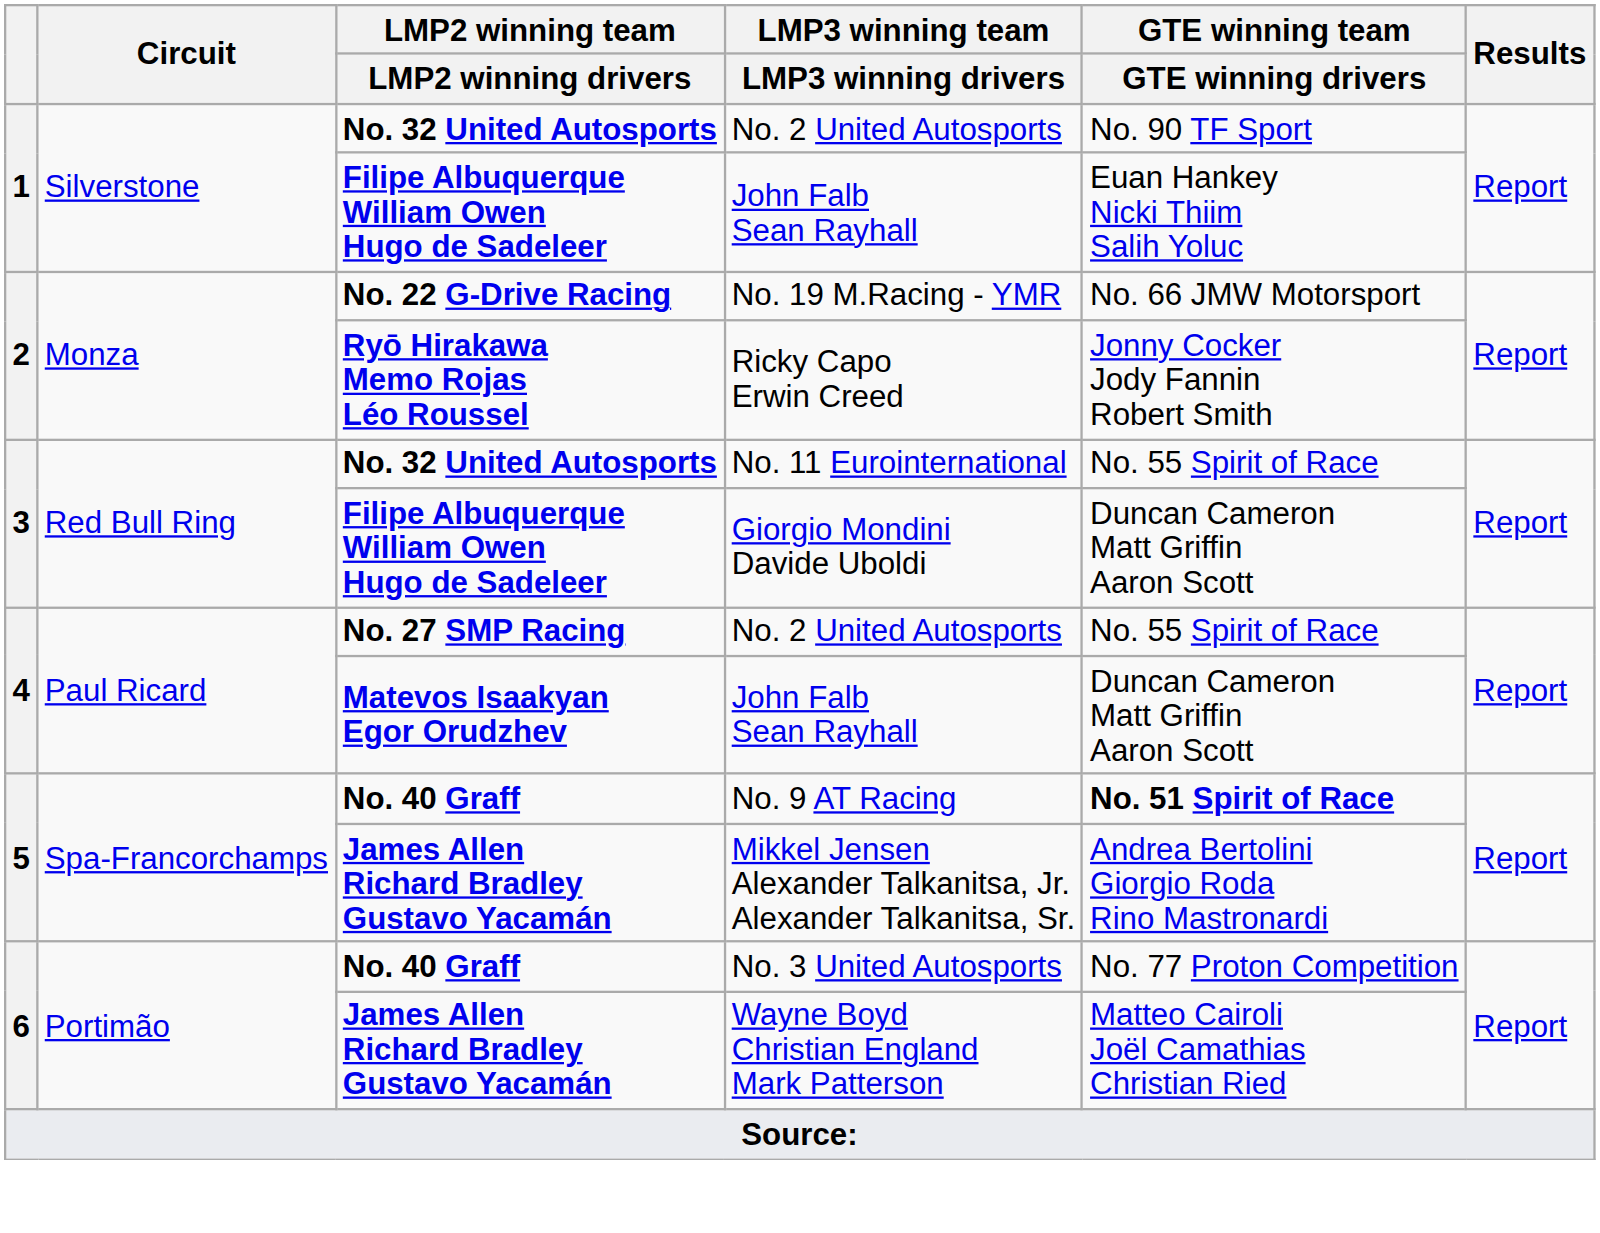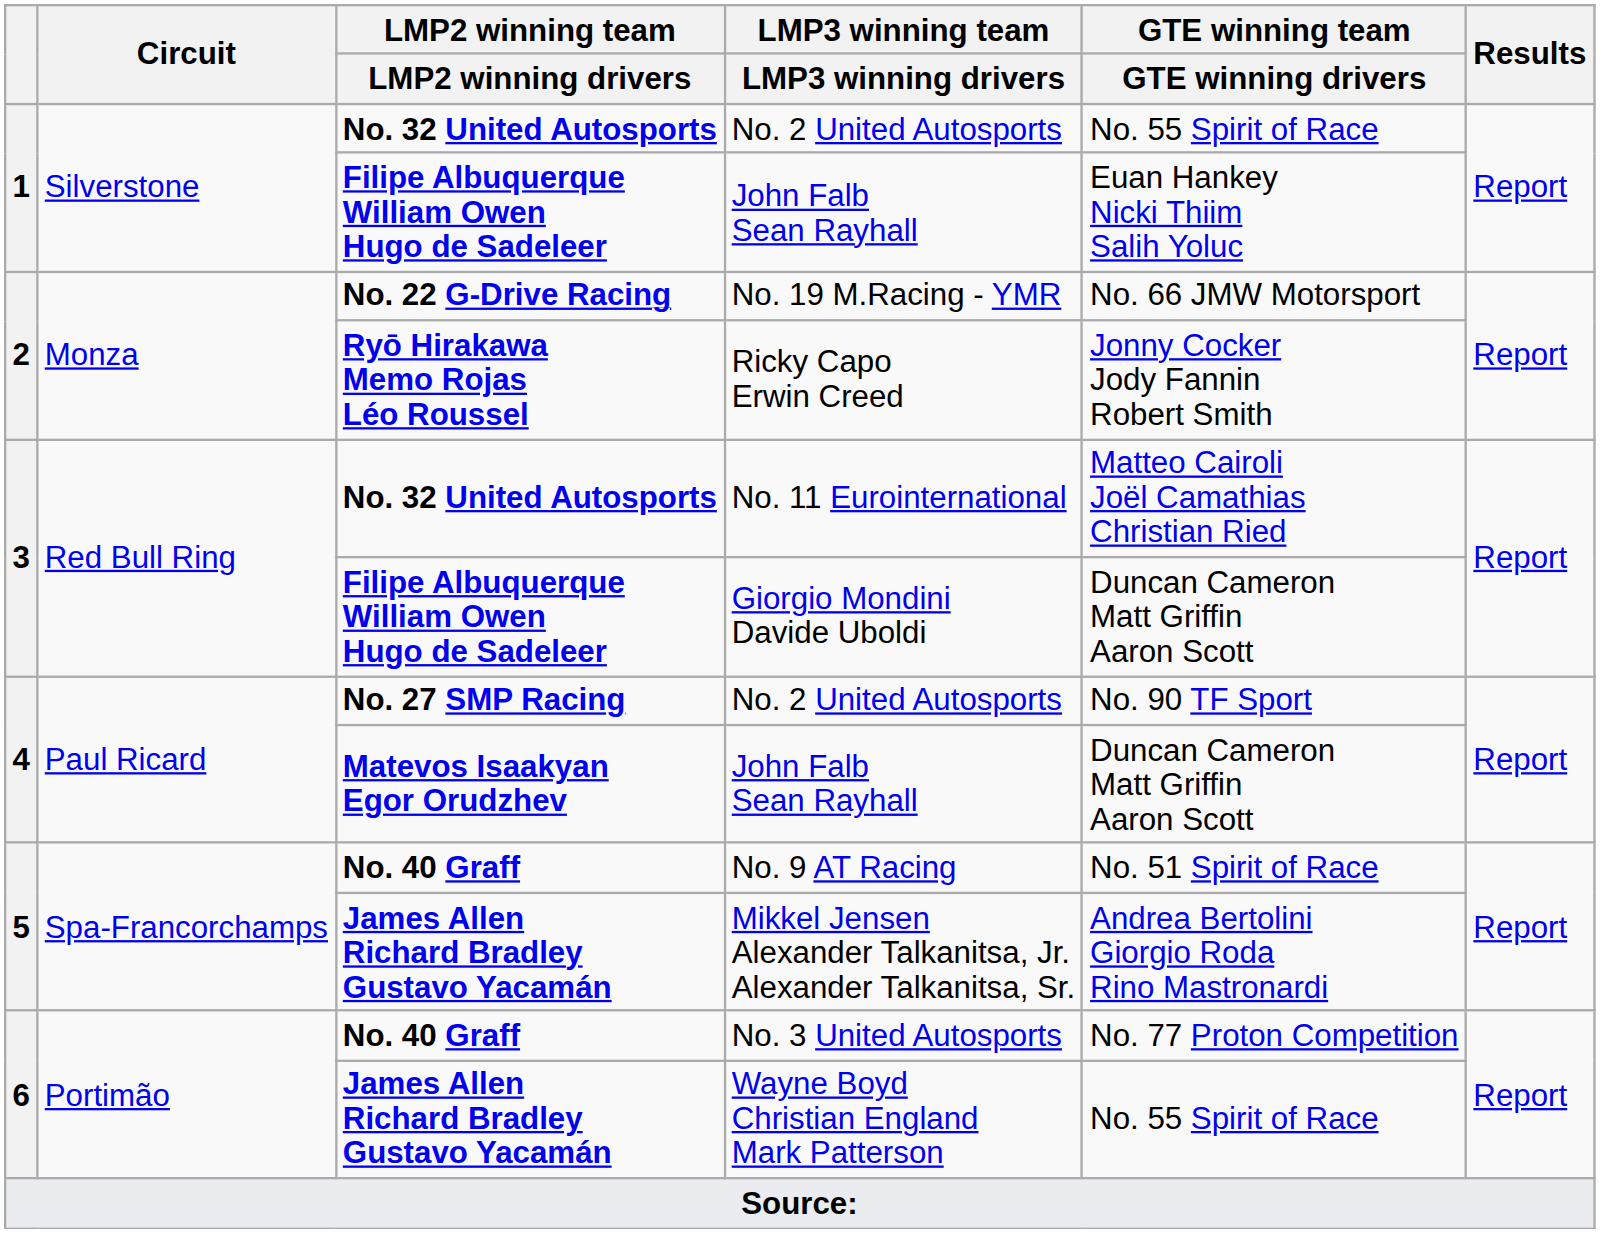(1201, 128) No. 90 TF Sport -> (1234, 128) No. 55 Spirit of Race
(1234, 463) No. 55 Spirit of Race -> (1198, 498) Matteo Cairoli Joël Camathias Christian Ried
(1234, 631) No. 55 Spirit of Race -> (1201, 700) No. 90 TF Sport
(1242, 798) bold -> (1234, 867) normal
(1198, 1050) Matteo Cairoli Joël Camathias Christian Ried -> (1234, 1119) No. 55 Spirit of Race
